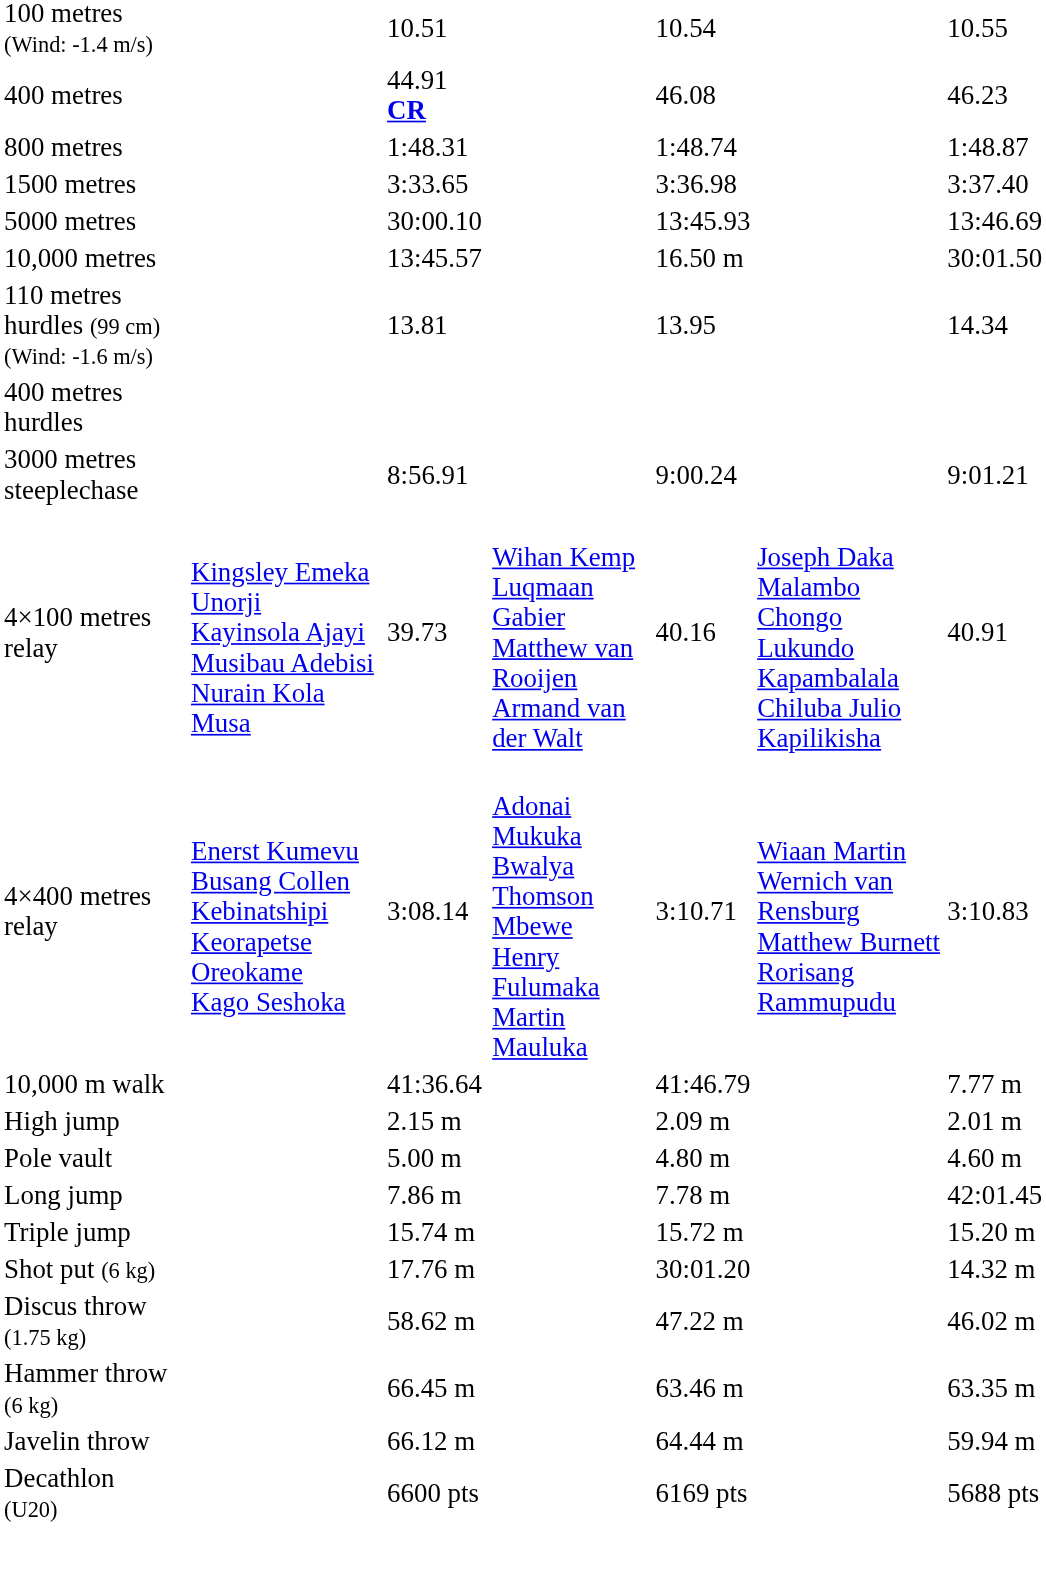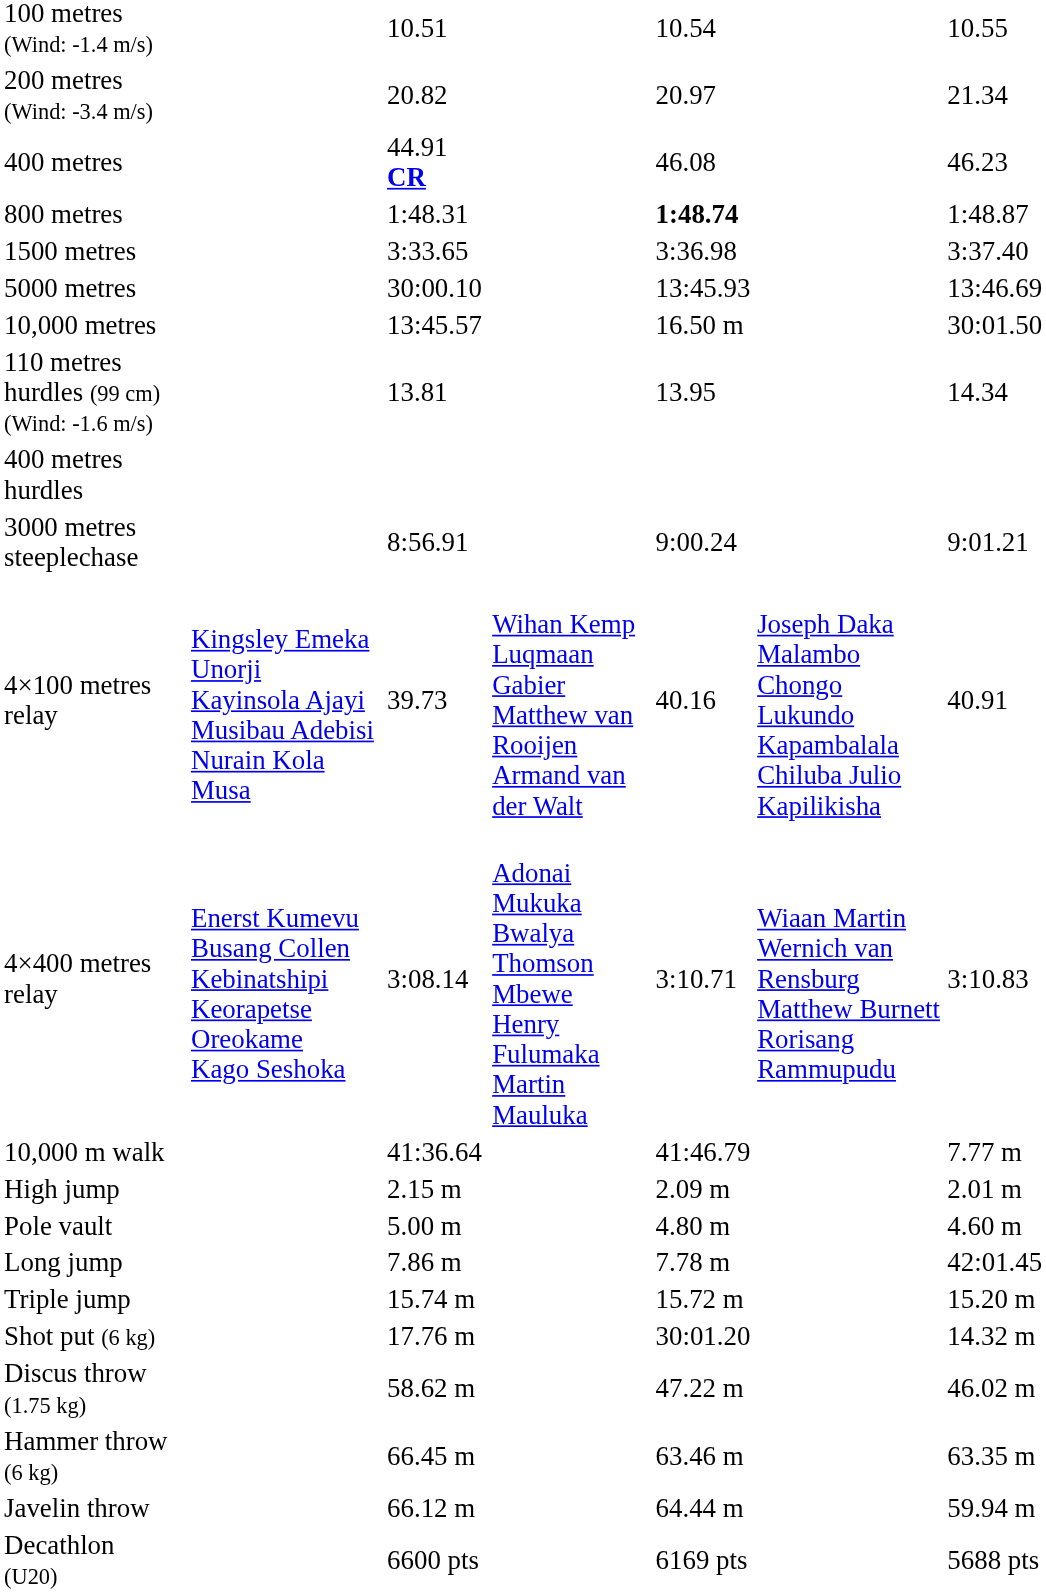+ row: (79, 95)
(696, 147) normal -> (697, 214) bold
